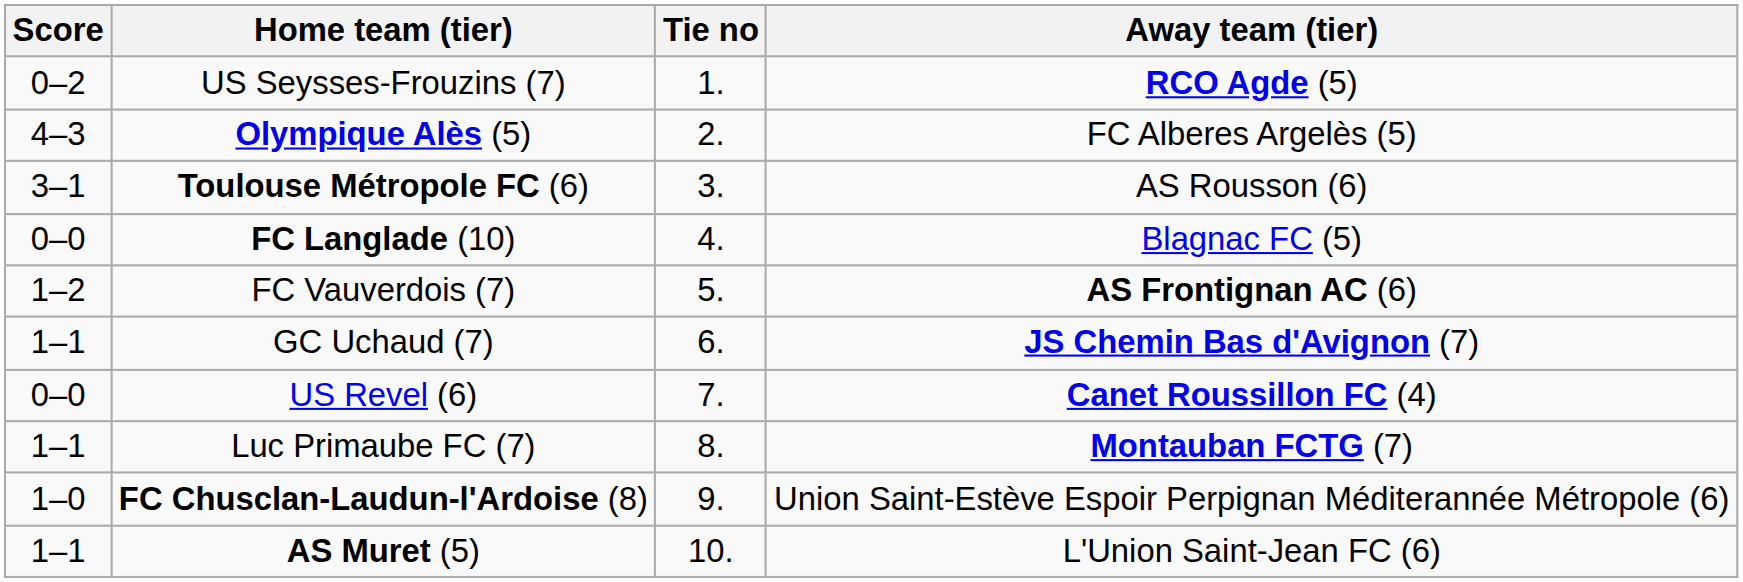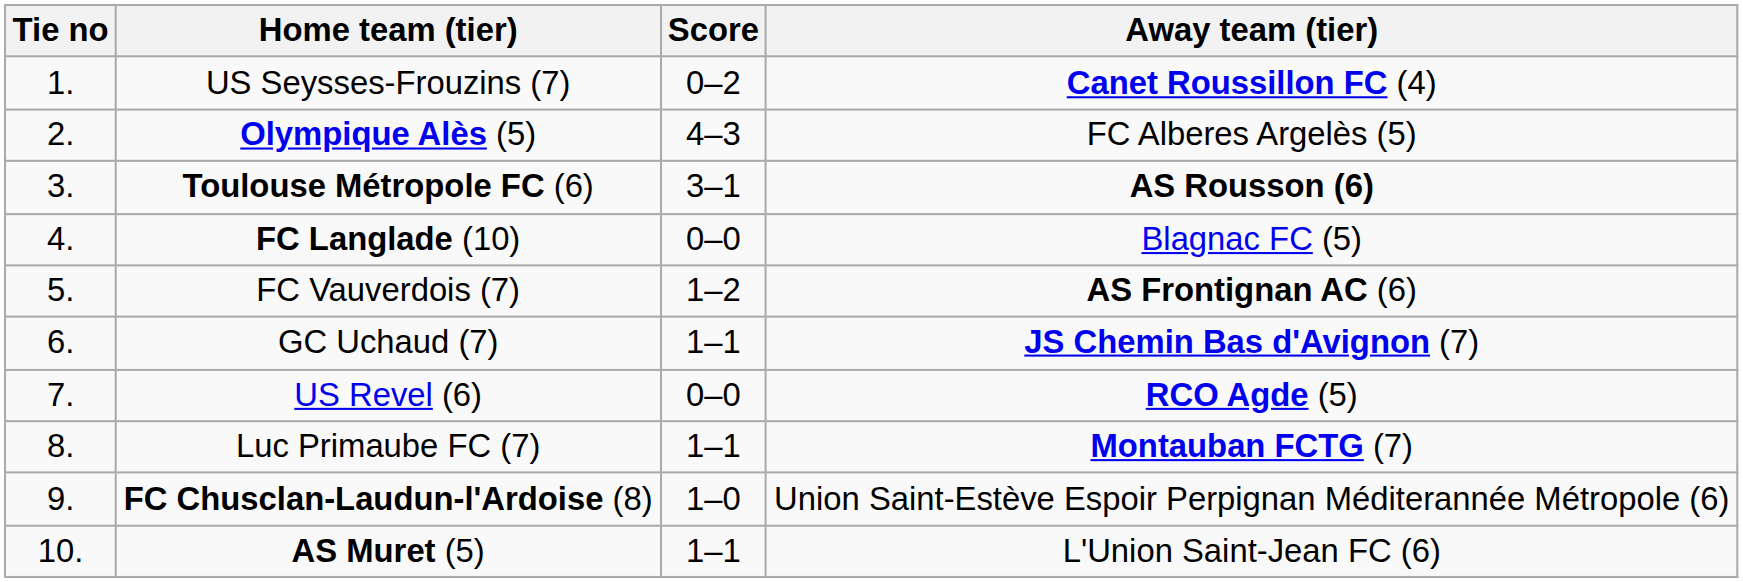columns swapped: (711, 30) <-> (58, 30)
(1252, 82) RCO Agde (5) -> (1252, 82) Canet Roussillon FC (4)
(1252, 186) normal -> (1252, 186) bold
(1252, 394) Canet Roussillon FC (4) -> (1252, 394) RCO Agde (5)
